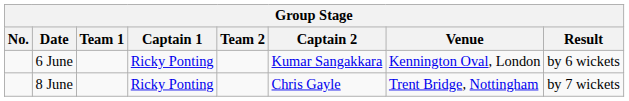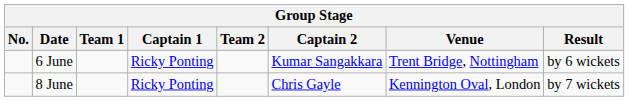(465, 61) Kennington Oval, London -> (464, 61) Trent Bridge, Nottingham
(464, 84) Trent Bridge, Nottingham -> (465, 84) Kennington Oval, London
